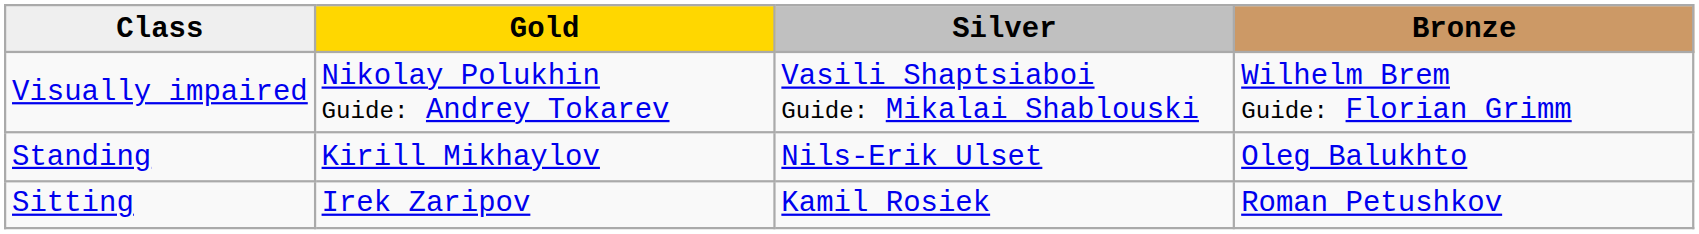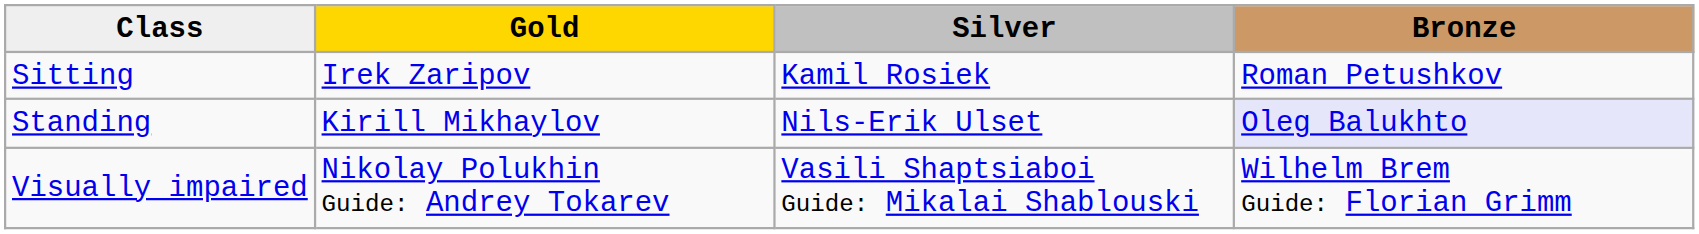rows swapped: (73, 204) <-> (160, 93)
(1354, 157) no background -> (1354, 123) lavender background
